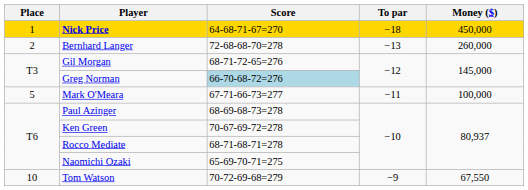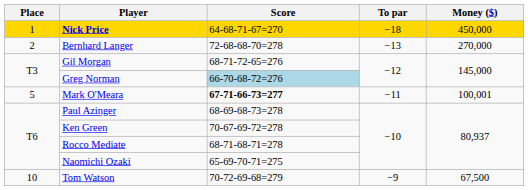(475, 45) 260,000 -> (475, 45) 270,000
(246, 95) normal -> (246, 95) bold
(475, 95) 100,000 -> (475, 95) 100,001
(475, 177) 67,550 -> (475, 177) 67,500
